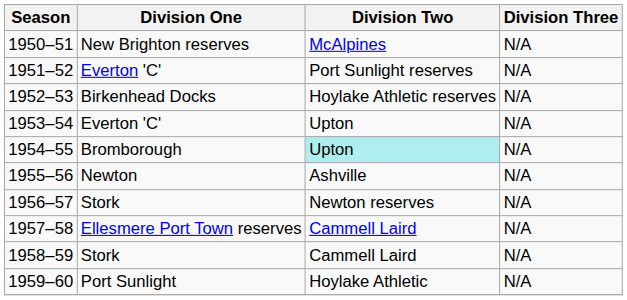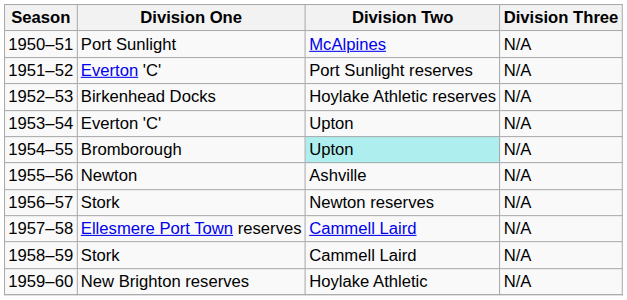(165, 44) New Brighton reserves -> (128, 44) Port Sunlight
(128, 281) Port Sunlight -> (165, 281) New Brighton reserves
